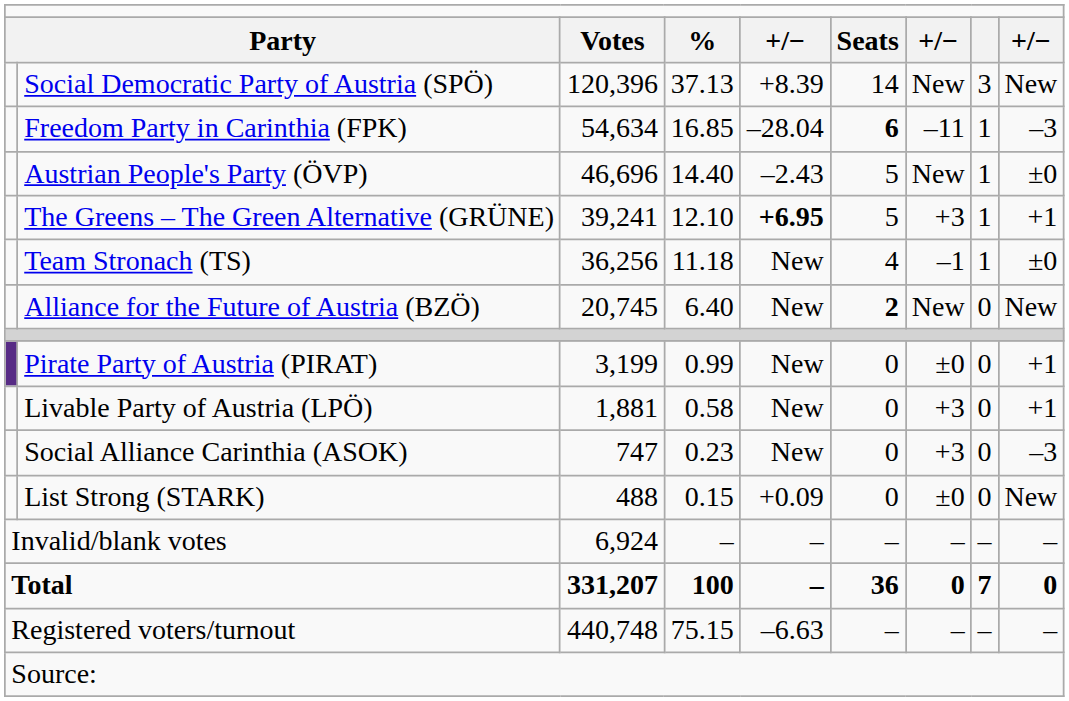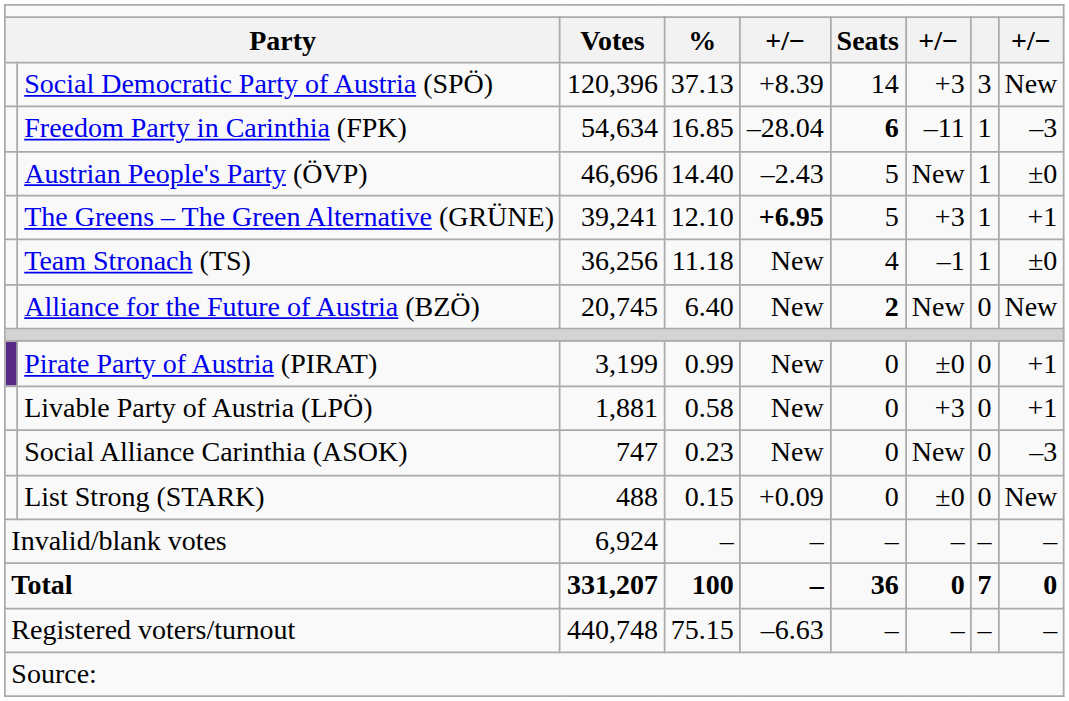(938, 84) New -> (950, 84) +3
(950, 452) +3 -> (938, 452) New
